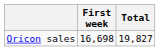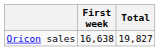(97, 39) 16,698 -> (97, 39) 16,638
